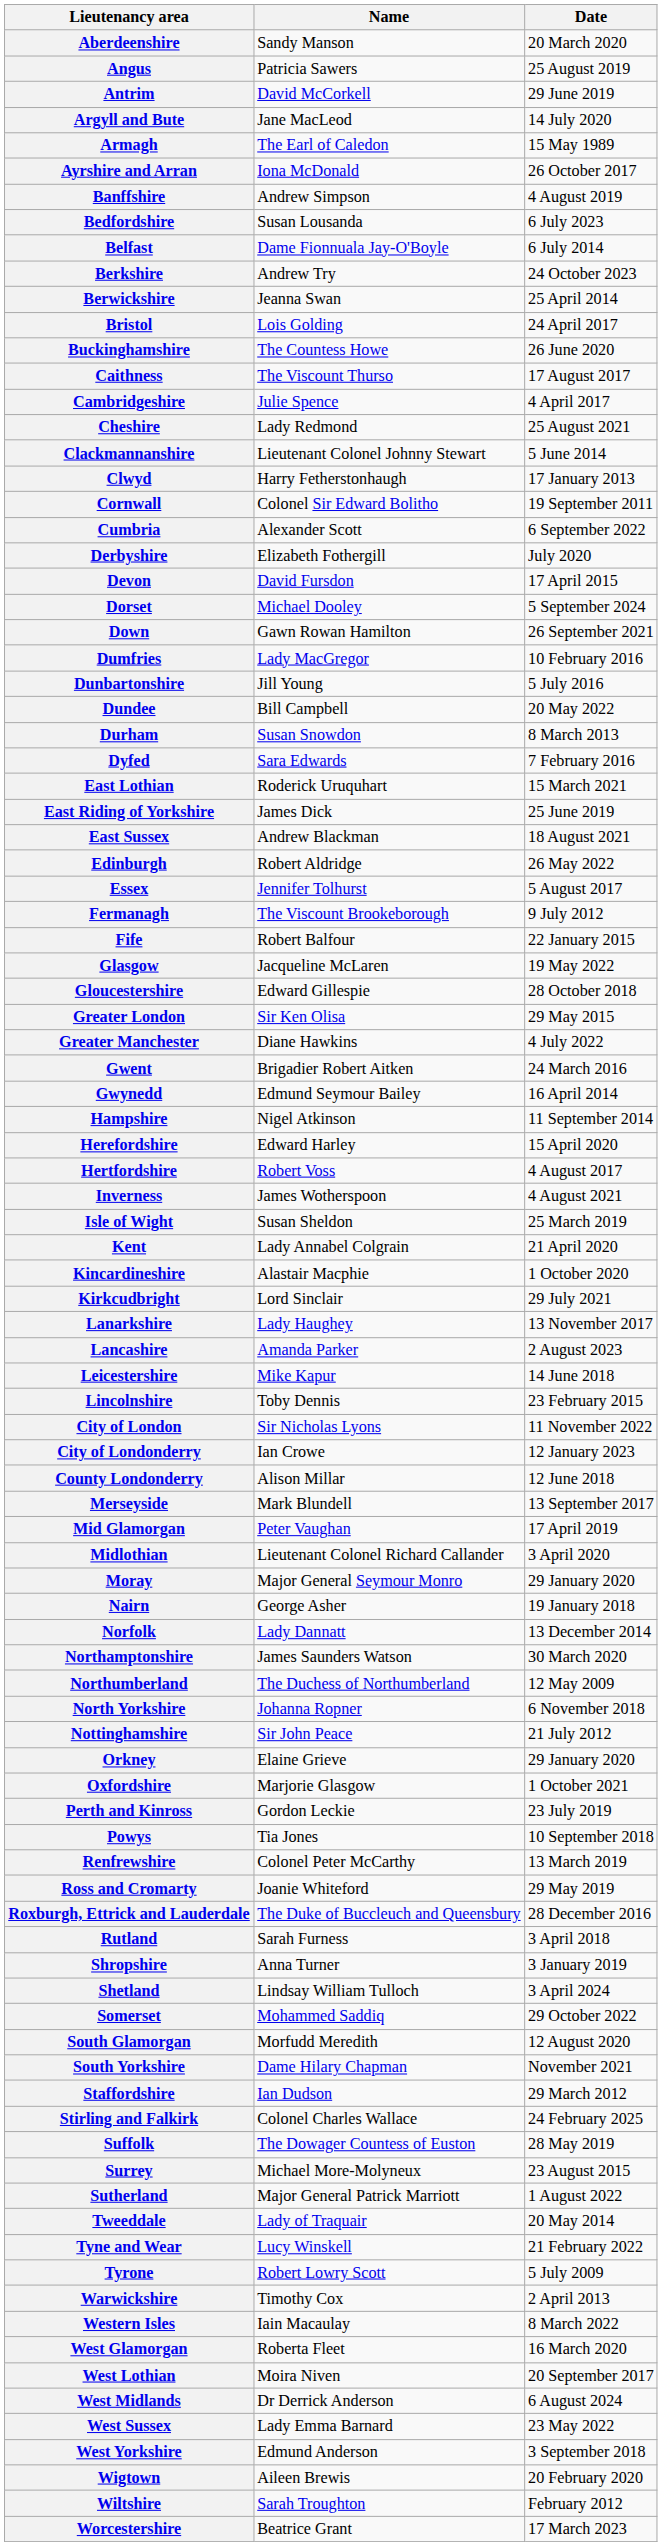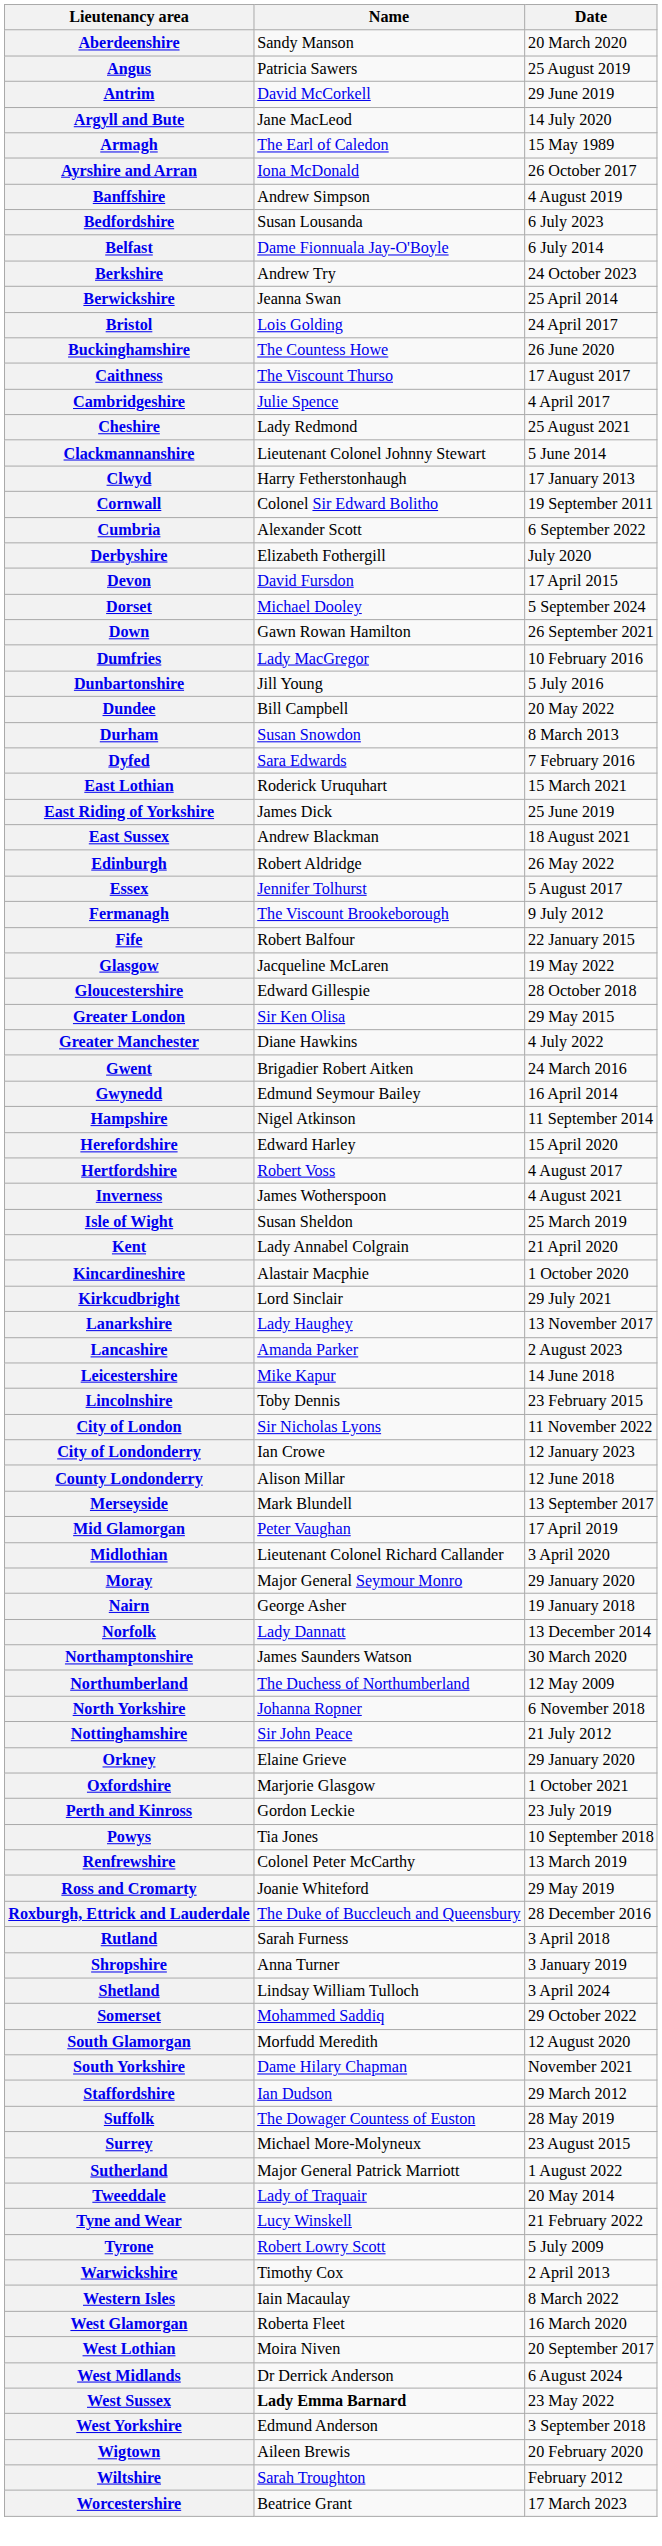- row: (129, 2118)
(325, 2426) normal -> (332, 2400) bold
